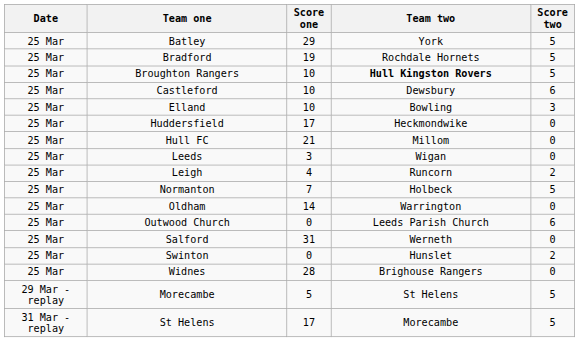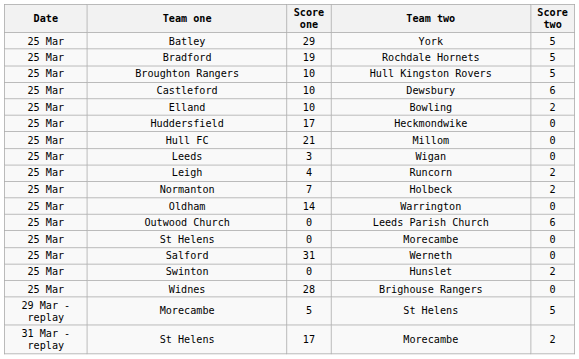(431, 74) bold -> (431, 74) normal
(553, 107) 3 -> (553, 107) 2
(553, 190) 5 -> (553, 190) 2
+ row: (187, 239)
(553, 323) 5 -> (553, 339) 2
